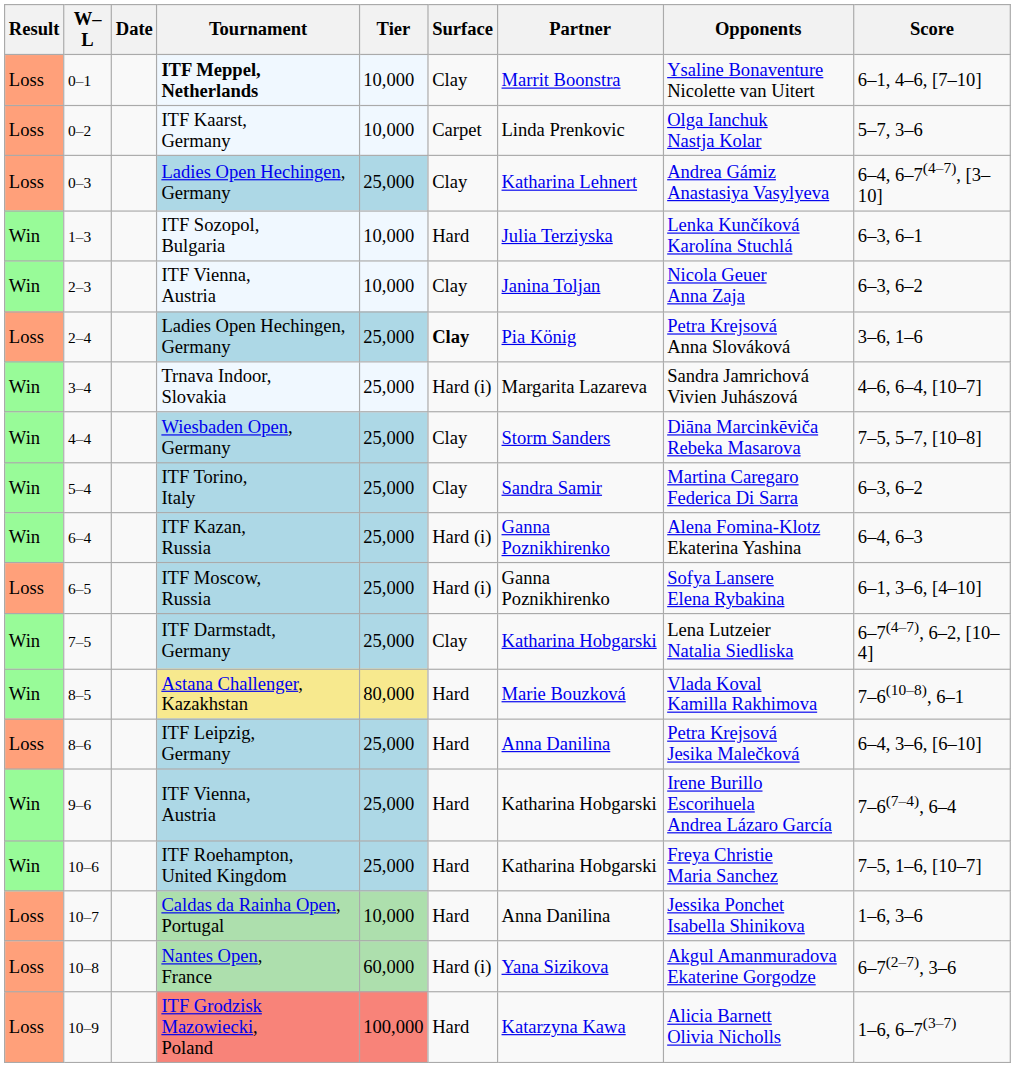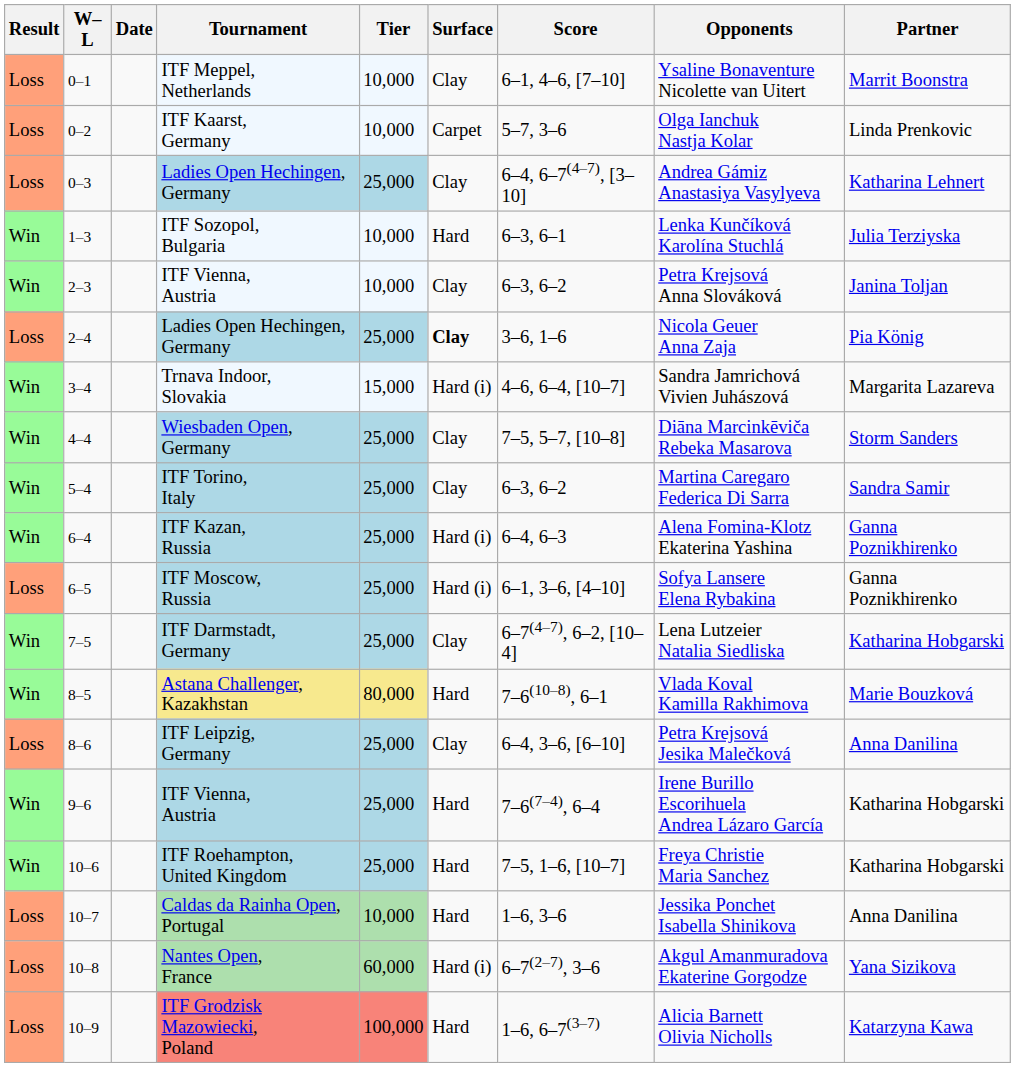columns swapped: (580, 29) <-> (932, 29)
(211, 79) bold -> (208, 79) normal
(717, 286) Nicola Geuer Anna Zaja -> (720, 286) Petra Krejsová Anna Slováková
(729, 336) Petra Krejsová Anna Slováková -> (708, 336) Nicola Geuer Anna Zaja
(389, 386) 25,000 -> (389, 386) 15,000
(451, 744) Hard -> (450, 744) Clay
